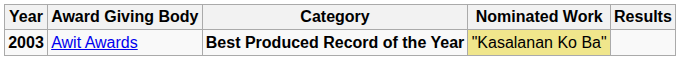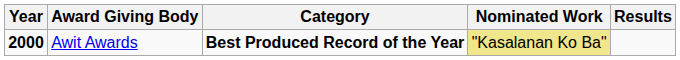(26, 42) 2003 -> (26, 42) 2000
